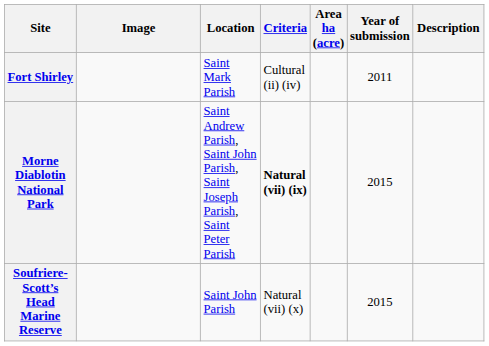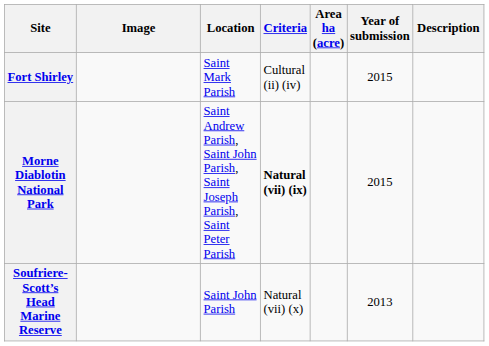(380, 77) 2011 -> (380, 77) 2015
(380, 302) 2015 -> (380, 302) 2013
